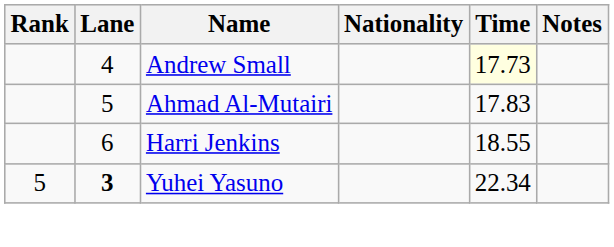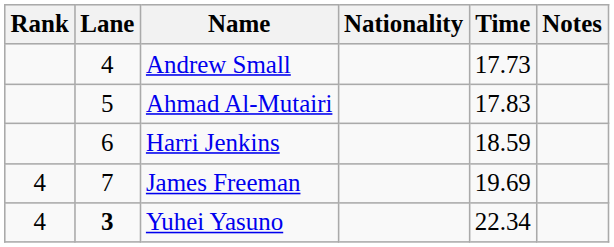(503, 63) lightyellow background -> (503, 63) no background
(503, 143) 18.55 -> (503, 143) 18.59
+ row: (223, 182)
(40, 182) 5 -> (40, 222) 4
